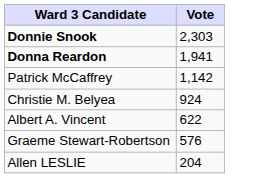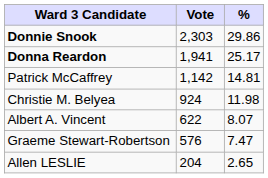+ column: (244, 15)
